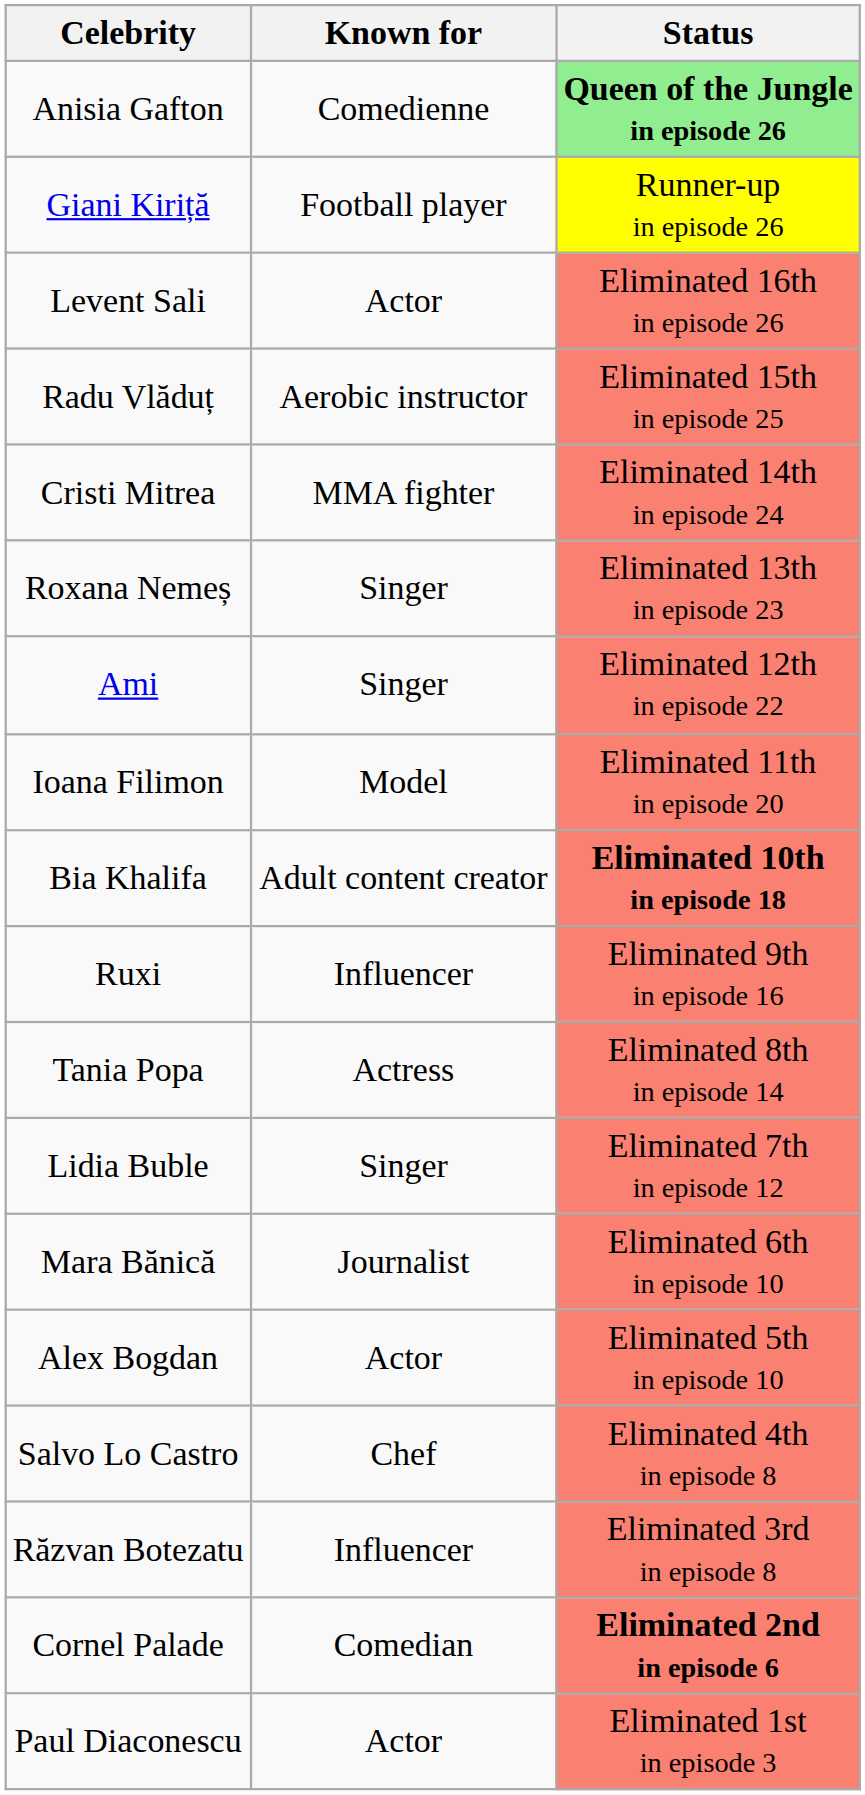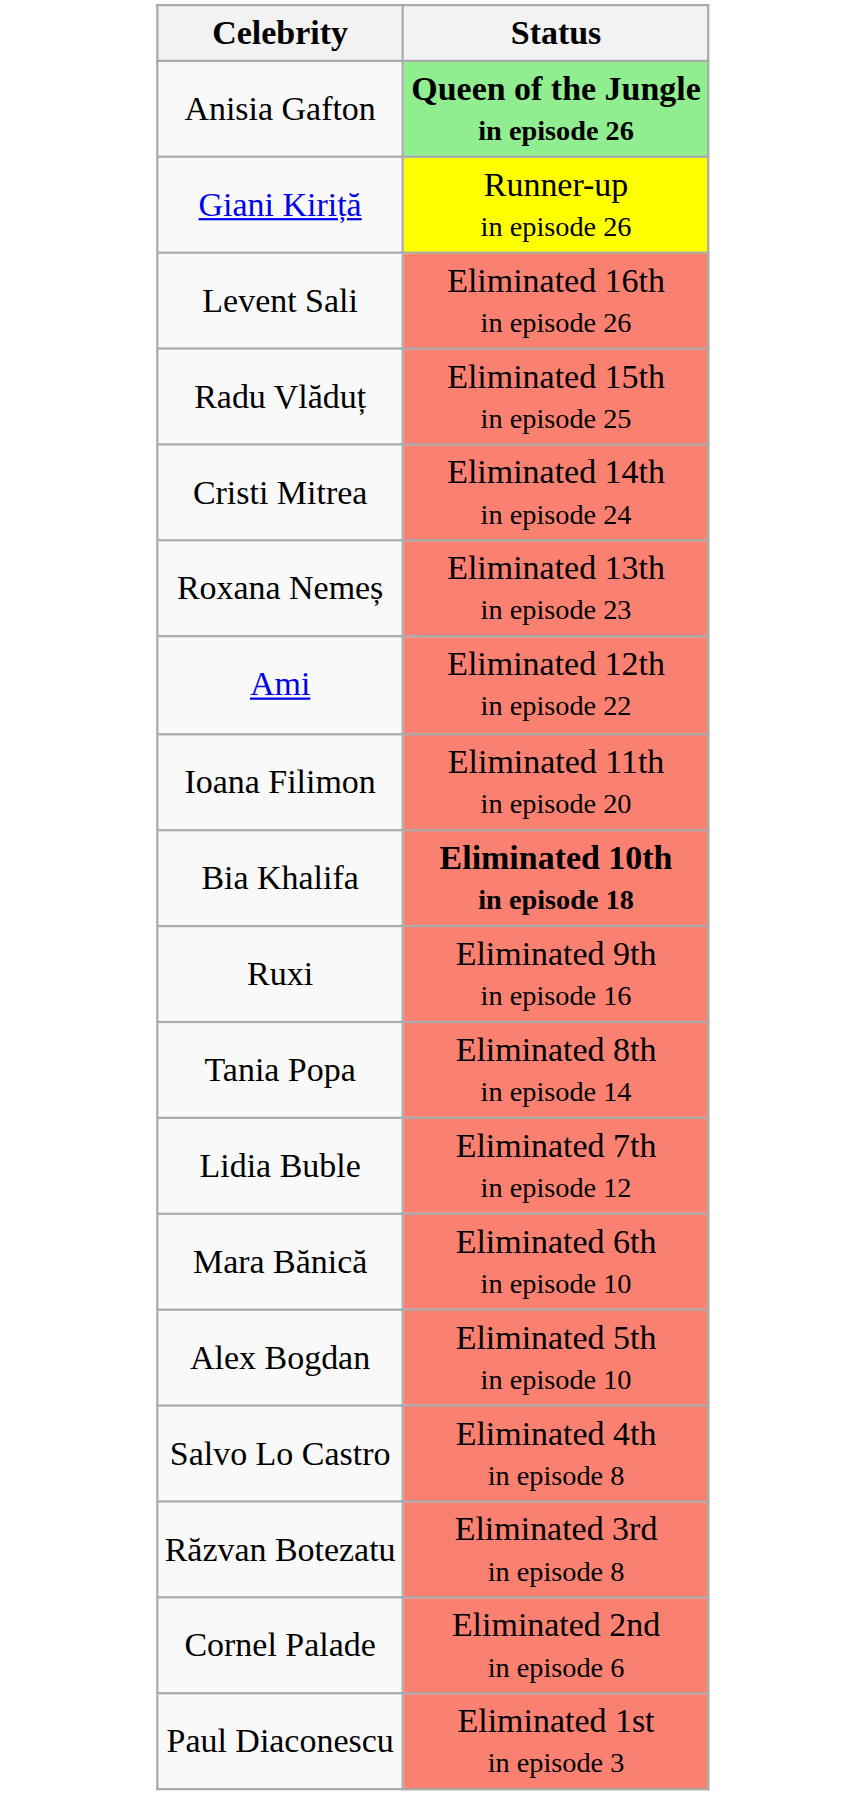- column: (403, 32)
(708, 1644) bold -> (556, 1644) normal
